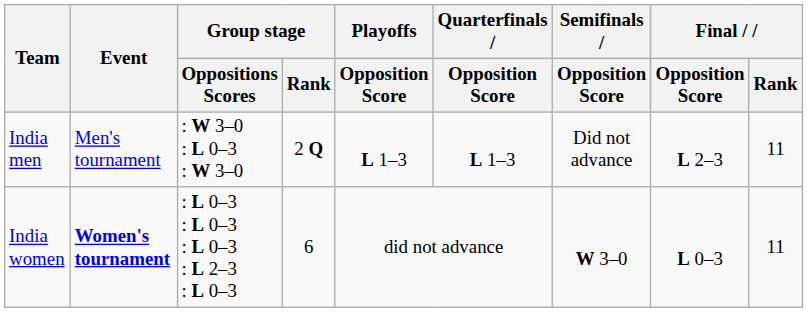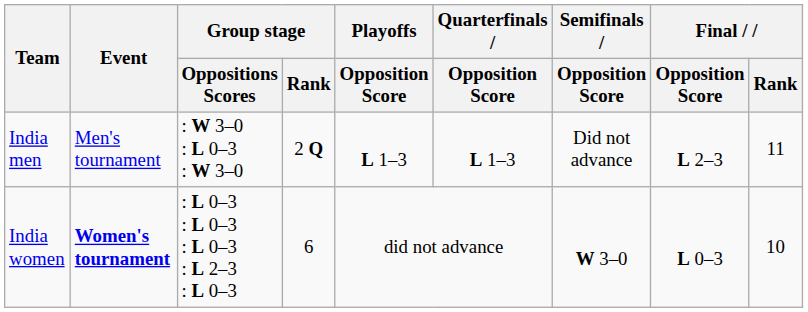(775, 247) 11 -> (775, 247) 10
